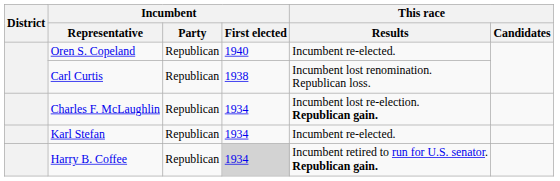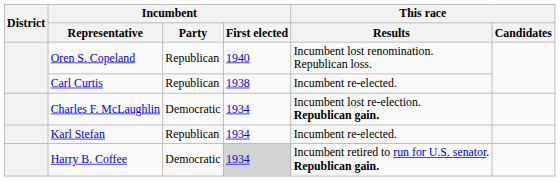(344, 51) Incumbent re-elected. -> (364, 58) Incumbent lost renomination. Republican loss.
(362, 76) Incumbent lost renomination. Republican loss. -> (345, 83) Incumbent re-elected.
(192, 108) Republican -> (193, 108) Democratic
(192, 159) Republican -> (193, 159) Democratic
